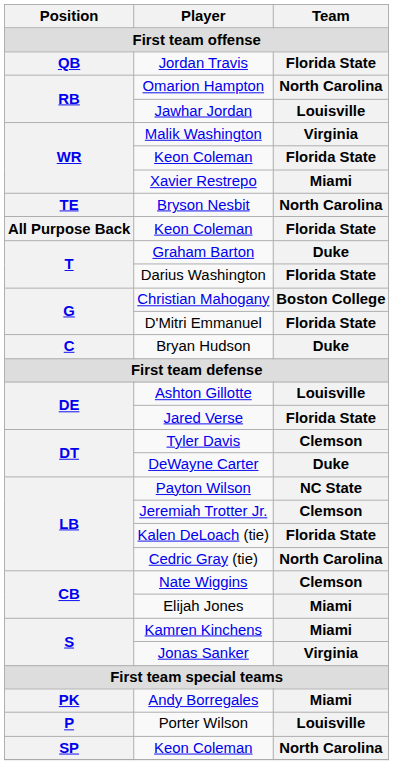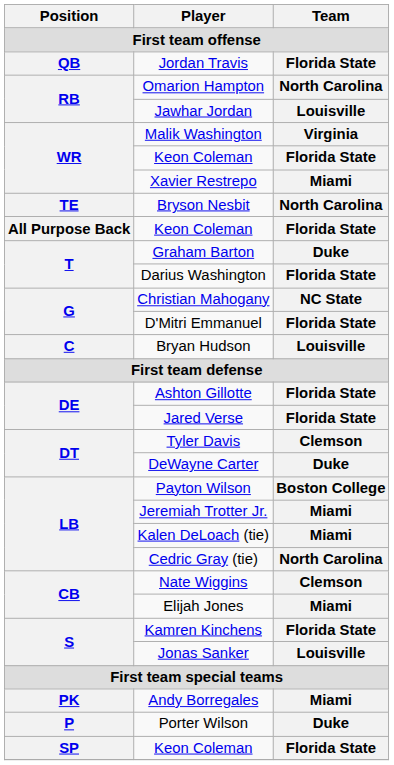(331, 299) Boston College -> (331, 299) NC State
(331, 346) Duke -> (331, 346) Louisville
(331, 393) Louisville -> (331, 393) Florida State
(331, 488) NC State -> (331, 488) Boston College
(331, 511) Clemson -> (331, 511) Miami
(331, 535) Florida State -> (331, 535) Miami
(331, 629) Miami -> (331, 629) Florida State
(331, 653) Virginia -> (331, 653) Louisville
(331, 724) Louisville -> (331, 724) Duke
(331, 747) North Carolina -> (331, 747) Florida State
